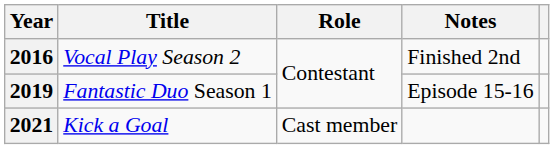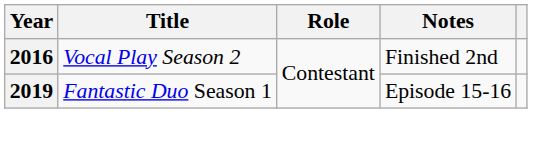- row: (31, 125)
